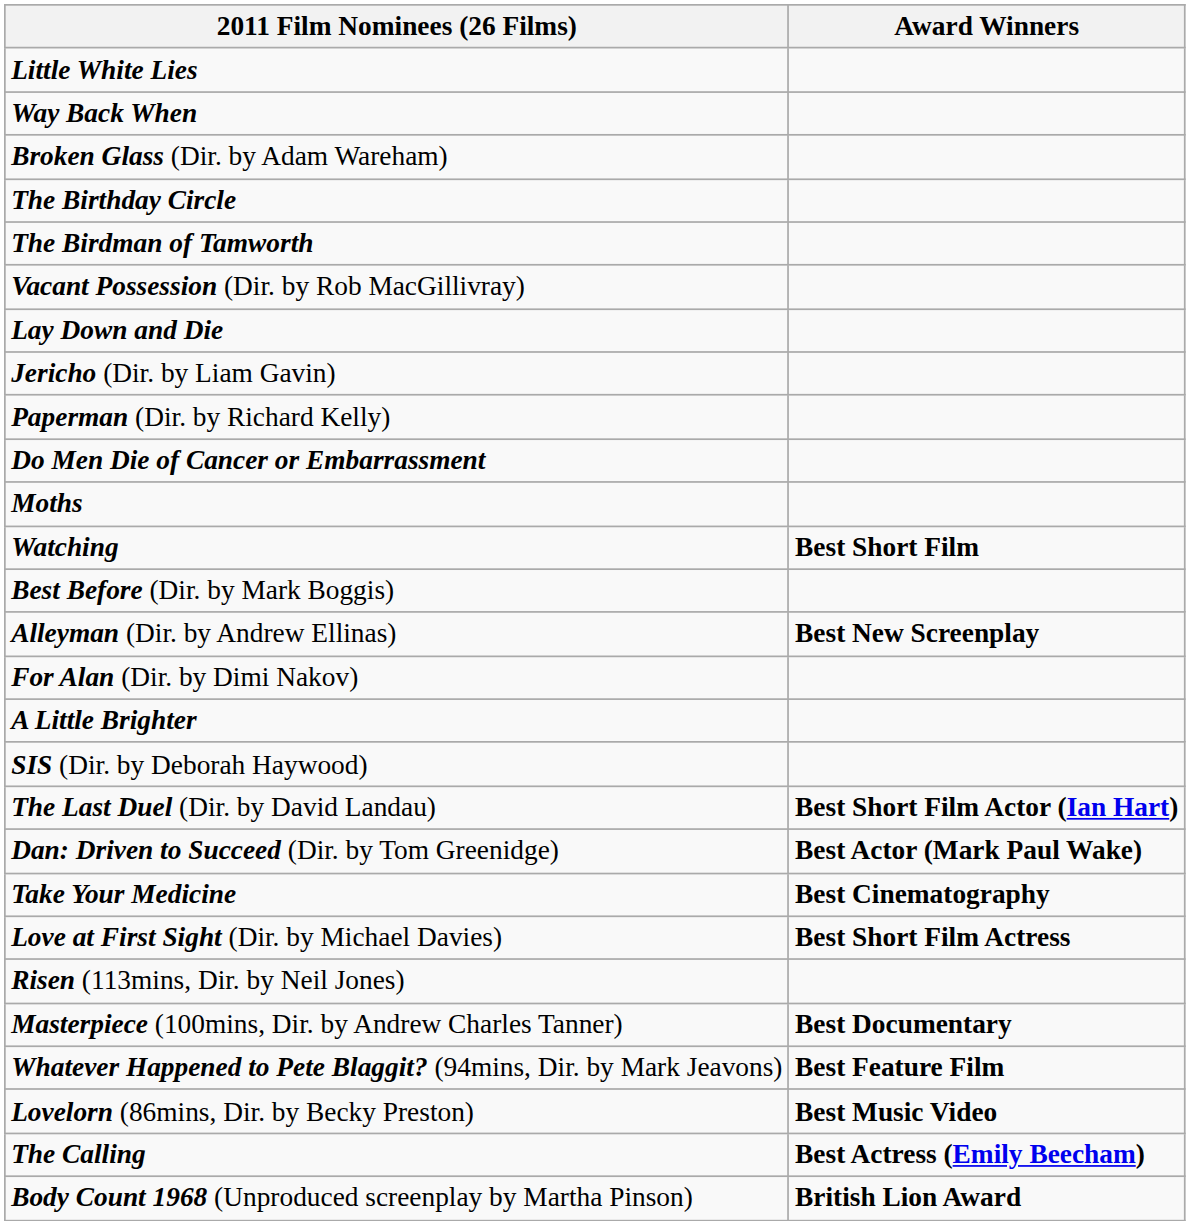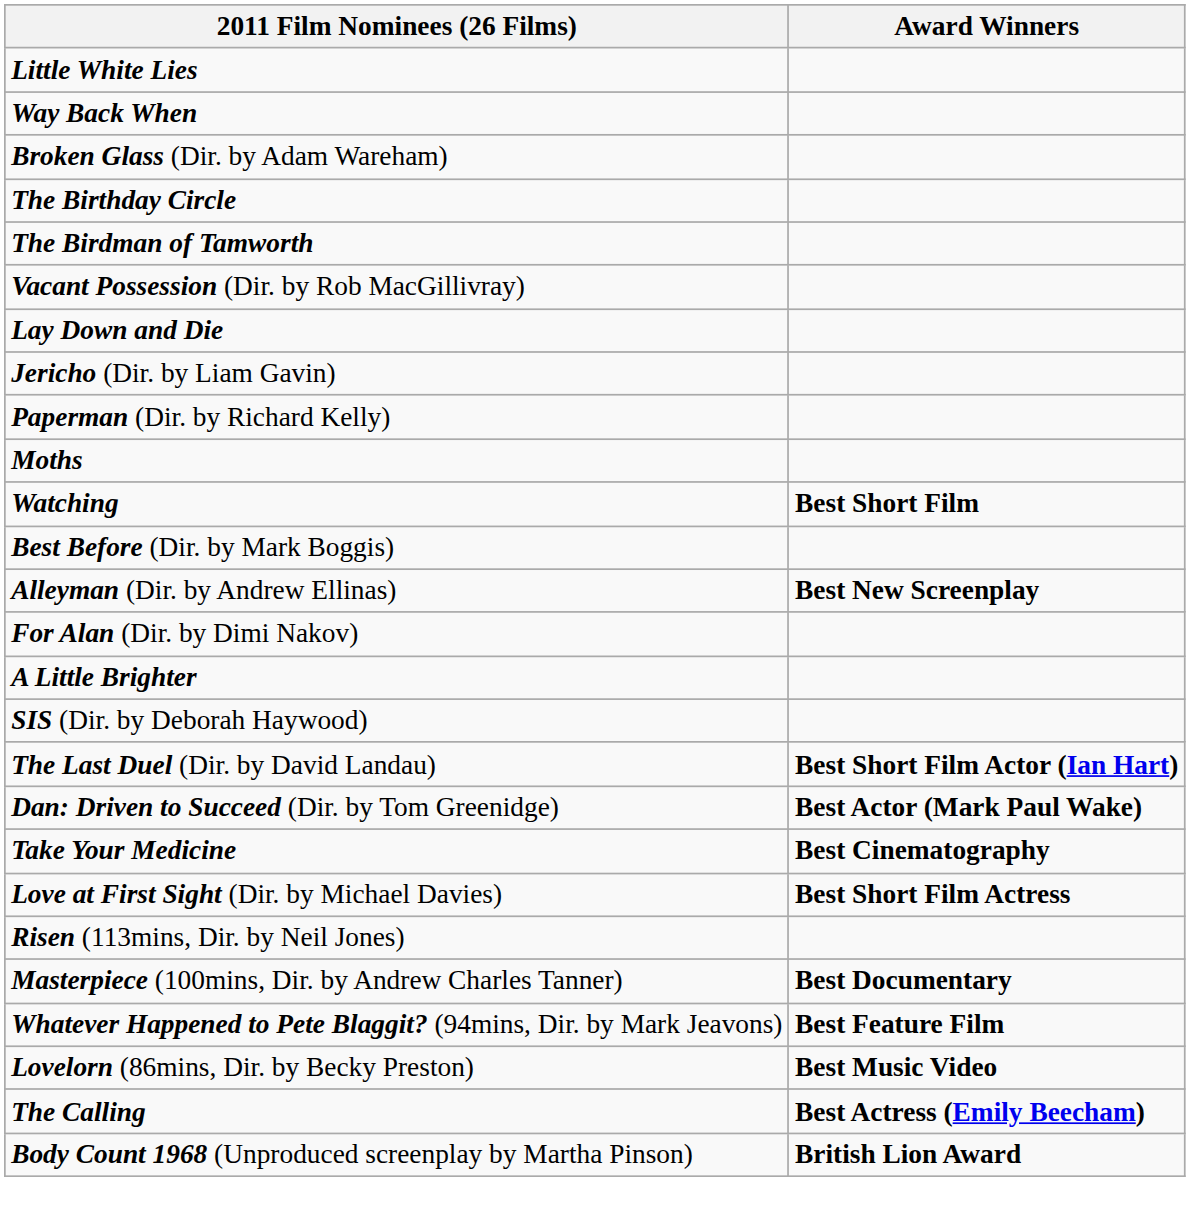- row: (248, 460)
